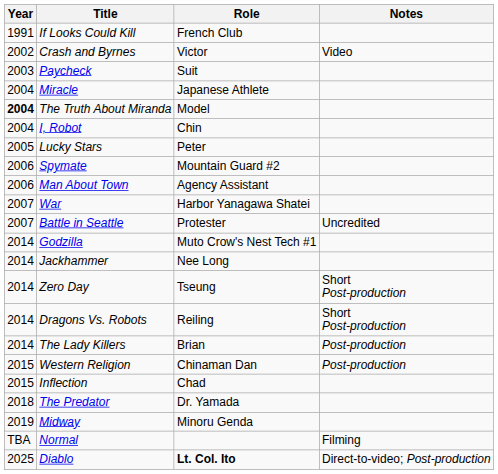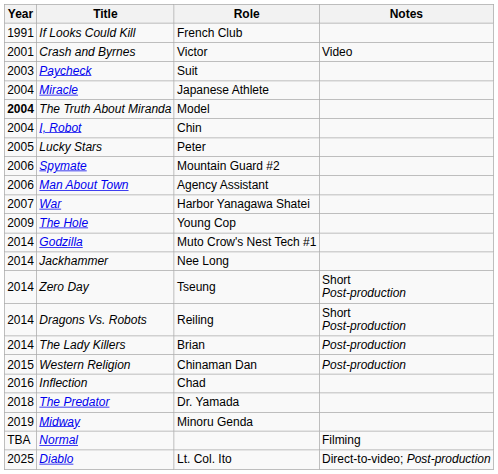(20, 52) 2002 -> (20, 52) 2001
- row: (81, 223)
+ row: (64, 223)
(20, 383) 2015 -> (20, 383) 2016
(206, 459) bold -> (204, 459) normal
